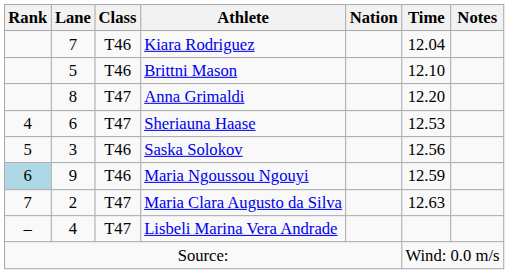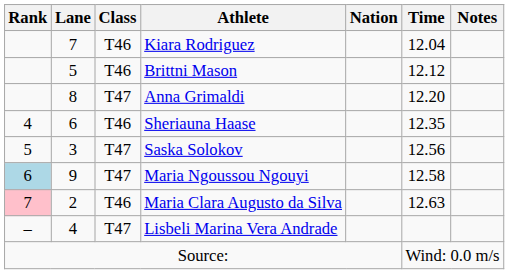(426, 70) 12.10 -> (426, 70) 12.12
(118, 123) T47 -> (118, 123) T46
(426, 123) 12.53 -> (426, 123) 12.35
(118, 149) T46 -> (118, 149) T47
(118, 176) T46 -> (118, 176) T47
(426, 176) 12.59 -> (426, 176) 12.58
(28, 202) no background -> (28, 202) pink background
(118, 202) T47 -> (118, 202) T46
